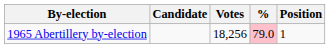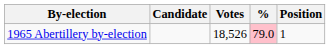(230, 33) 18,256 -> (230, 33) 18,526
